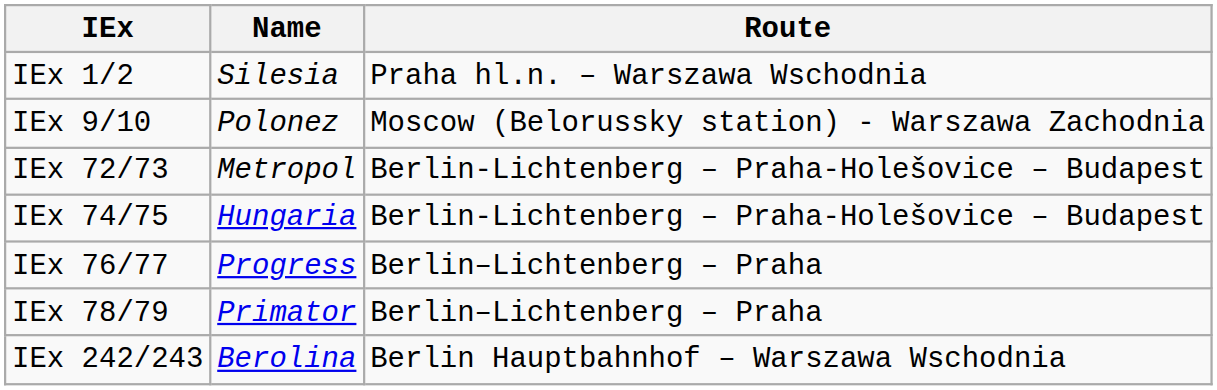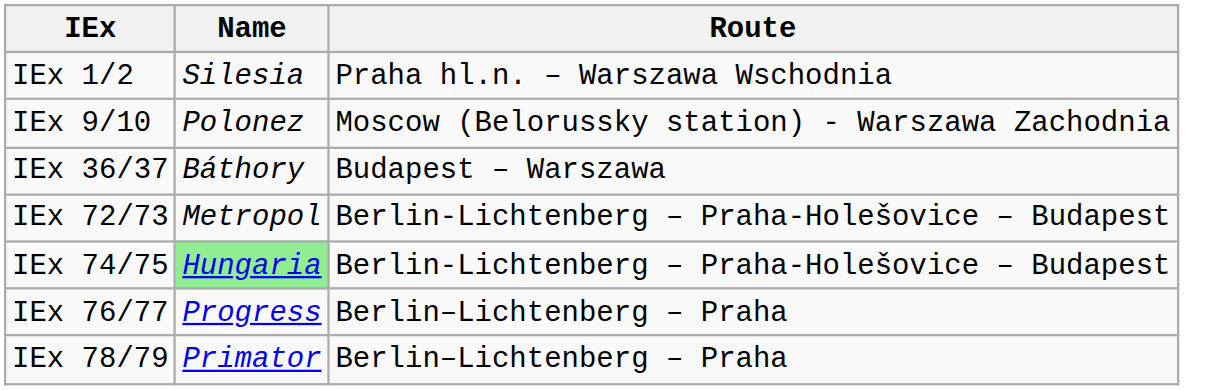+ row: (90, 170)
(287, 218) no background -> (252, 265) lightgreen background
- row: (108, 359)
